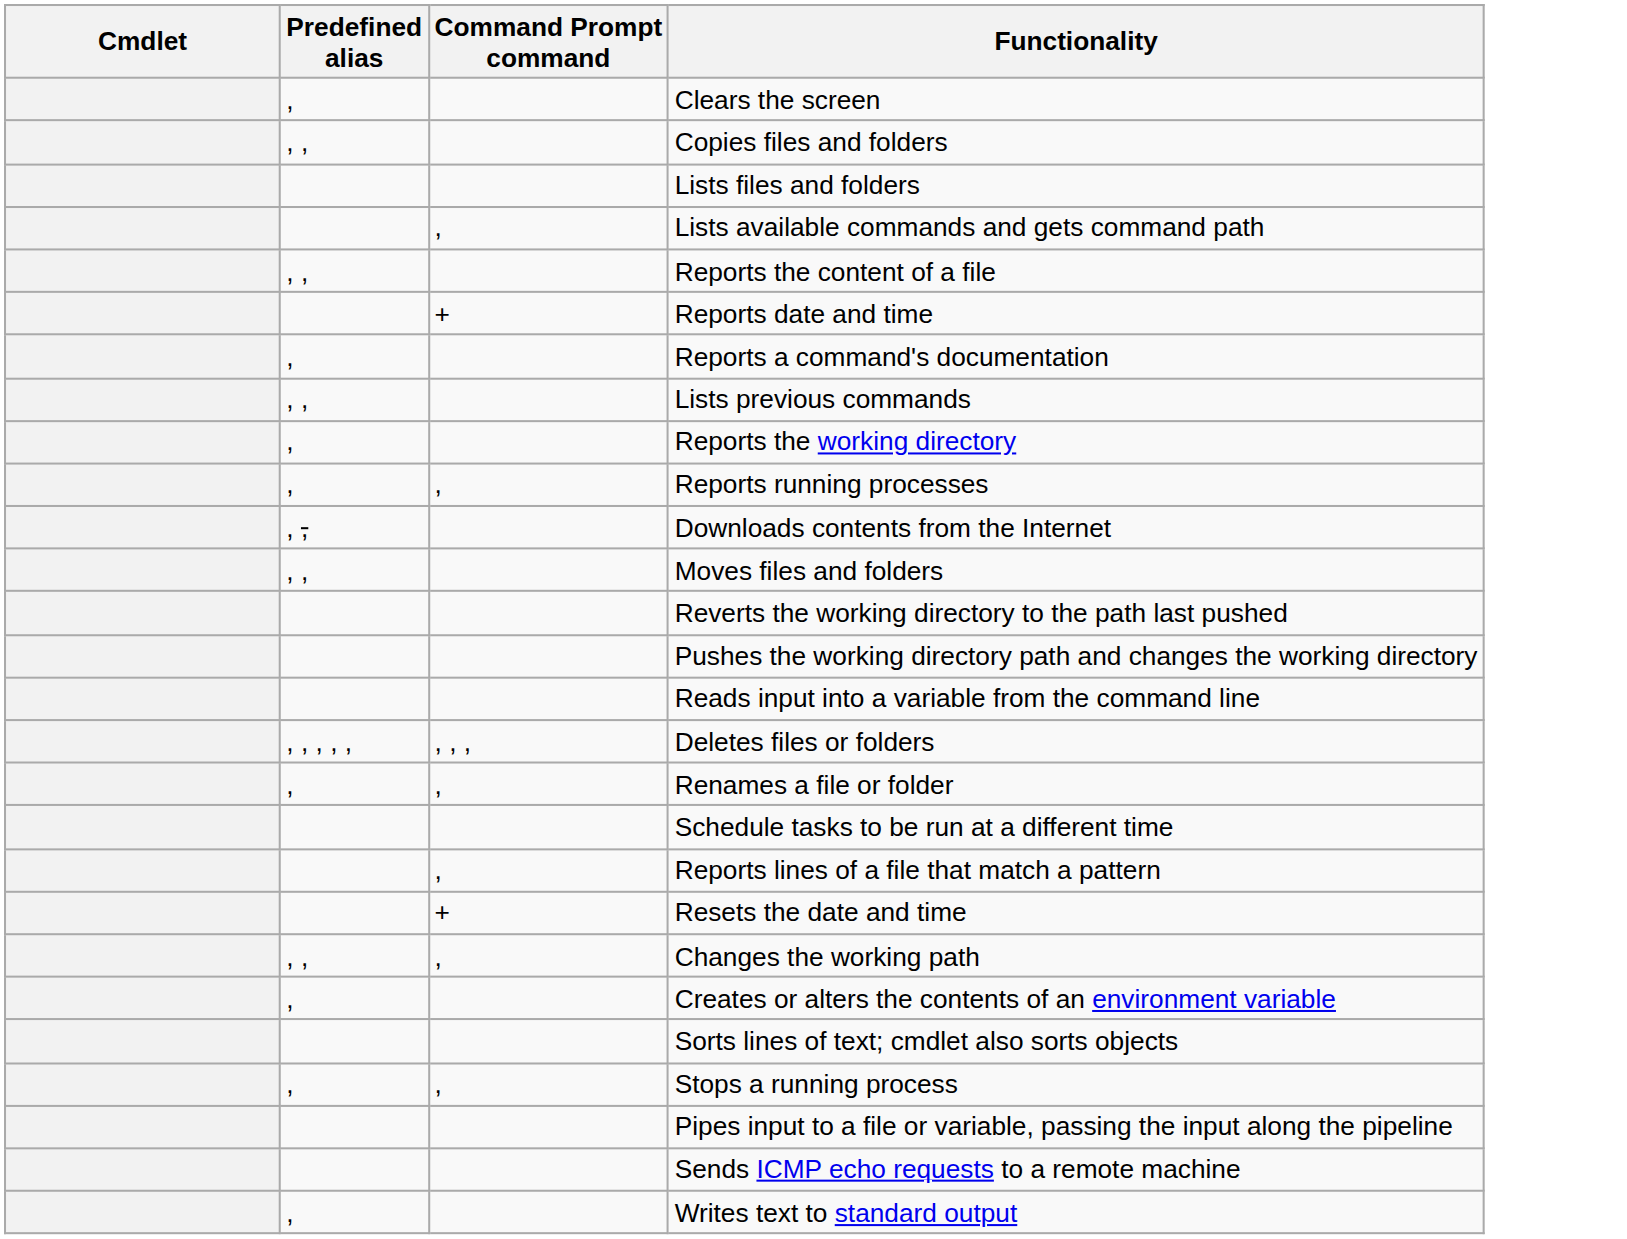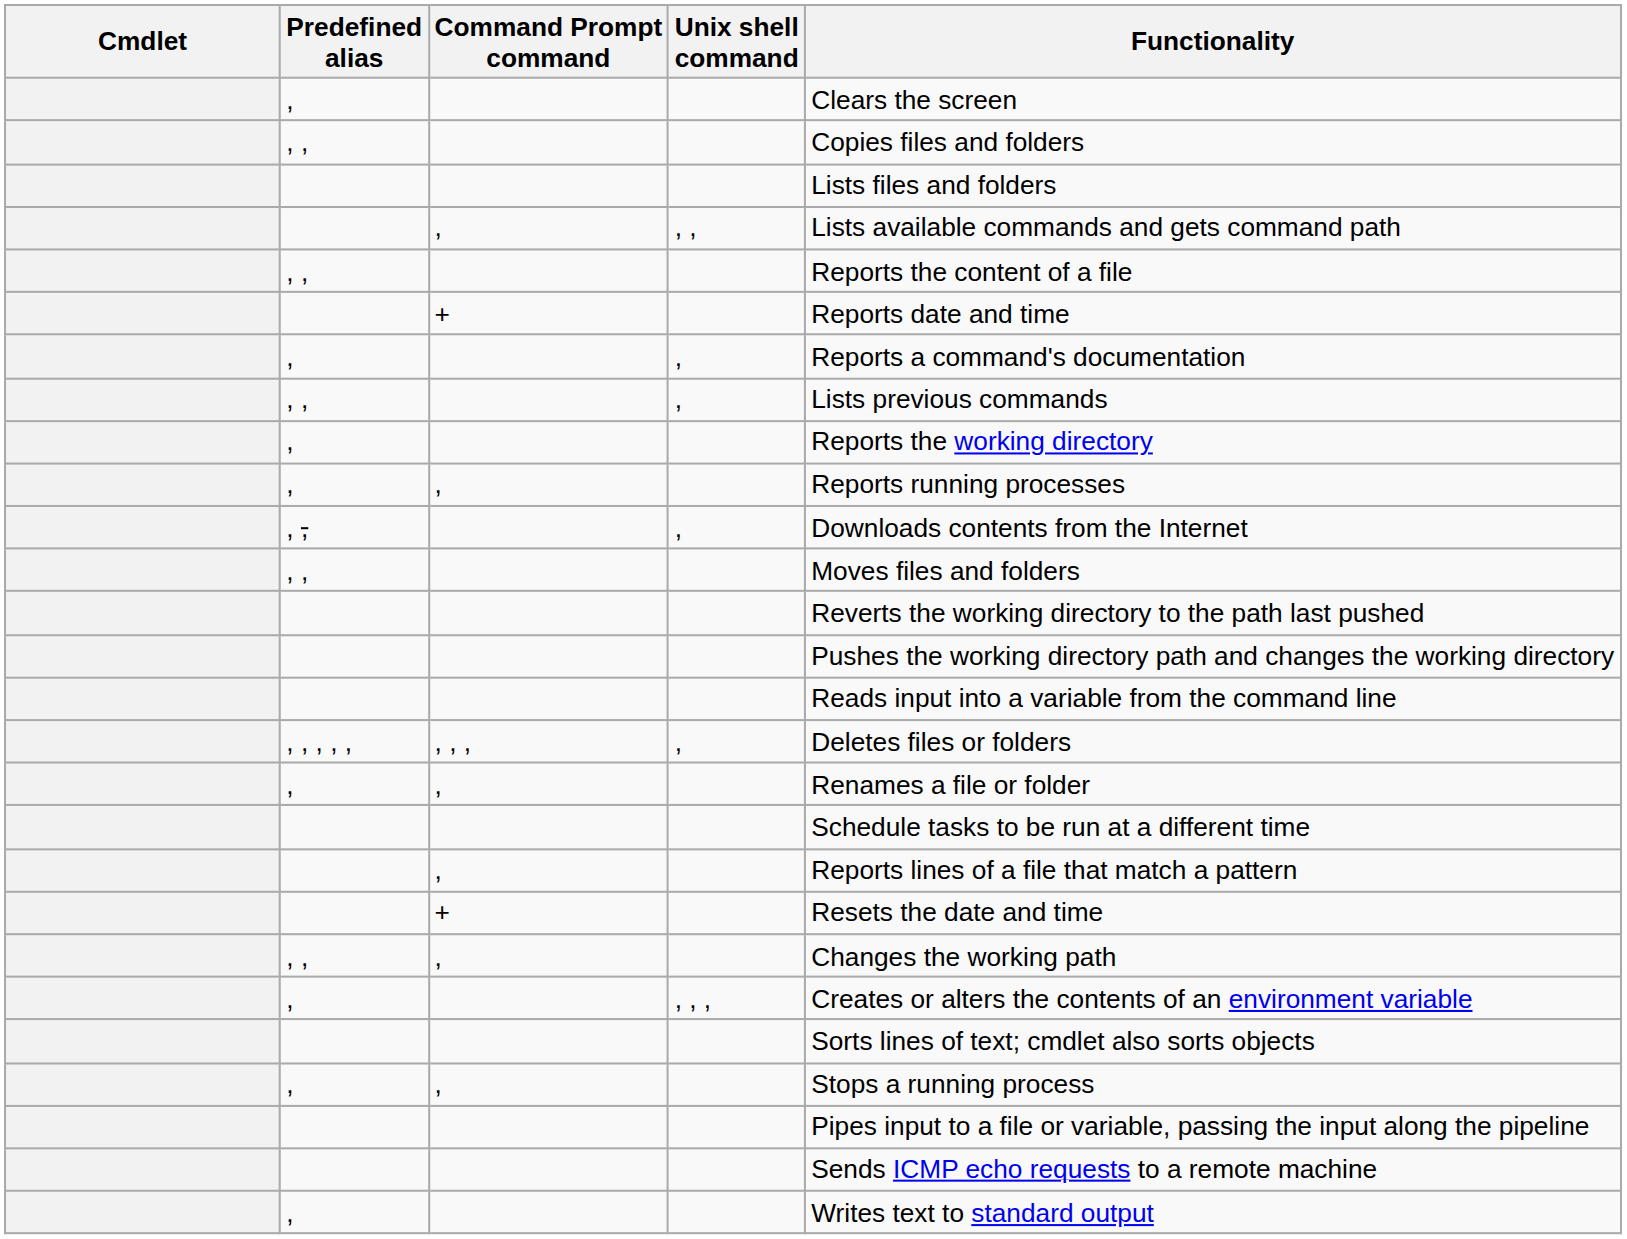+ column: (737, 42)
